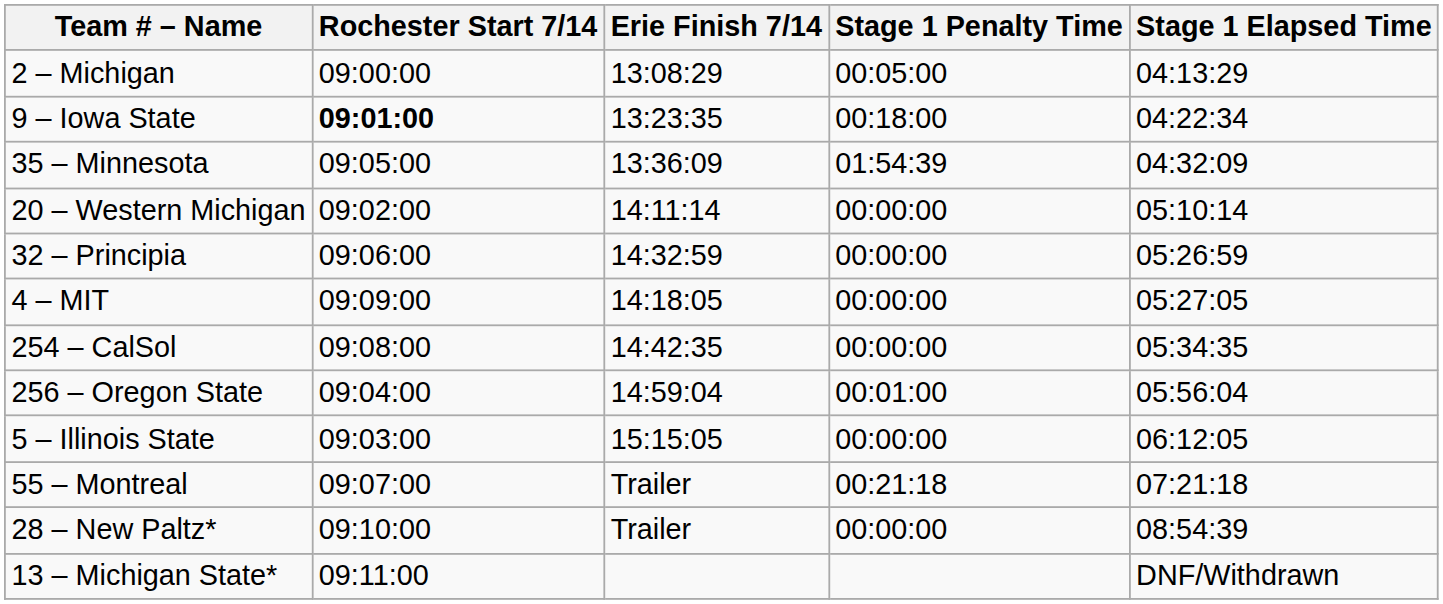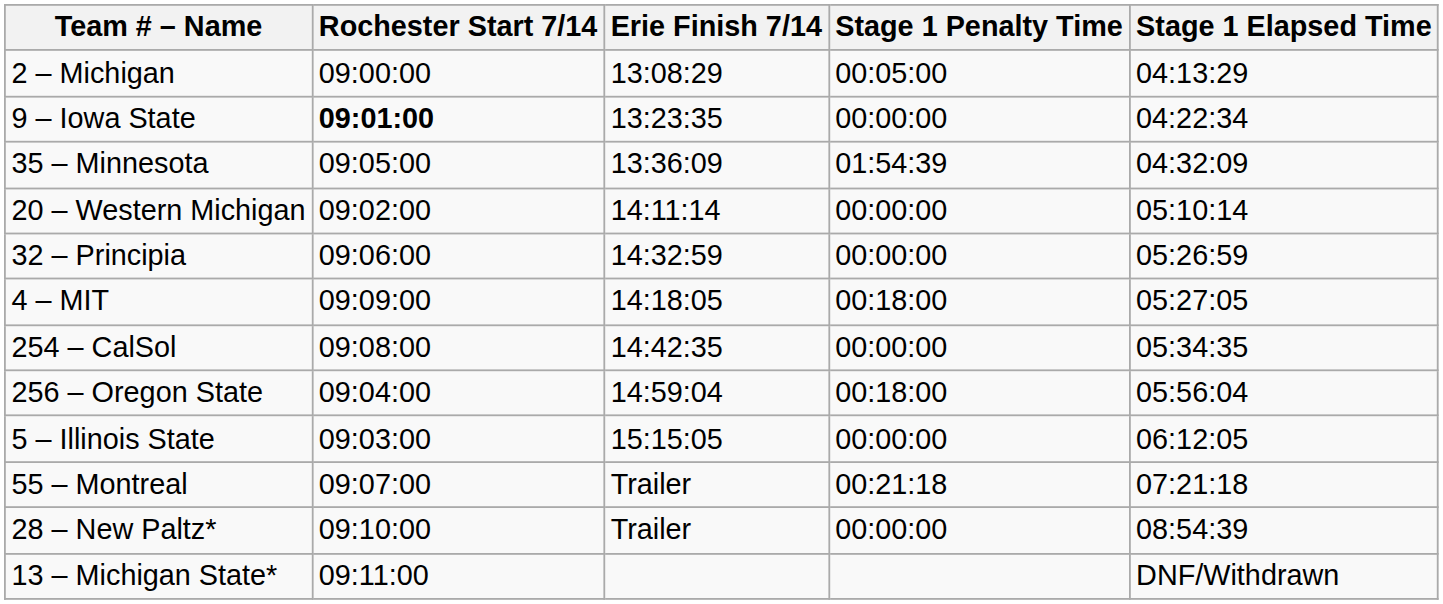(891, 118) 00:18:00 -> (891, 118) 00:00:00
(891, 301) 00:00:00 -> (891, 301) 00:18:00
(891, 392) 00:01:00 -> (891, 392) 00:18:00
